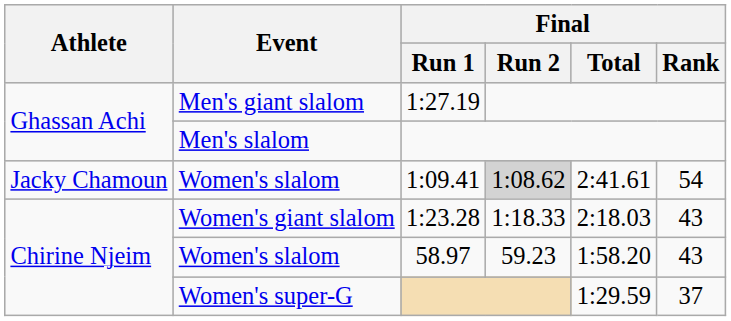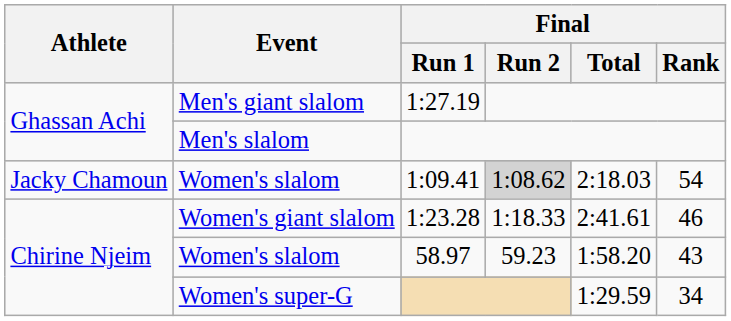(614, 179) 2:41.61 -> (614, 179) 2:18.03
(614, 218) 2:18.03 -> (614, 218) 2:41.61
(691, 218) 43 -> (691, 218) 46
(691, 295) 37 -> (691, 295) 34
